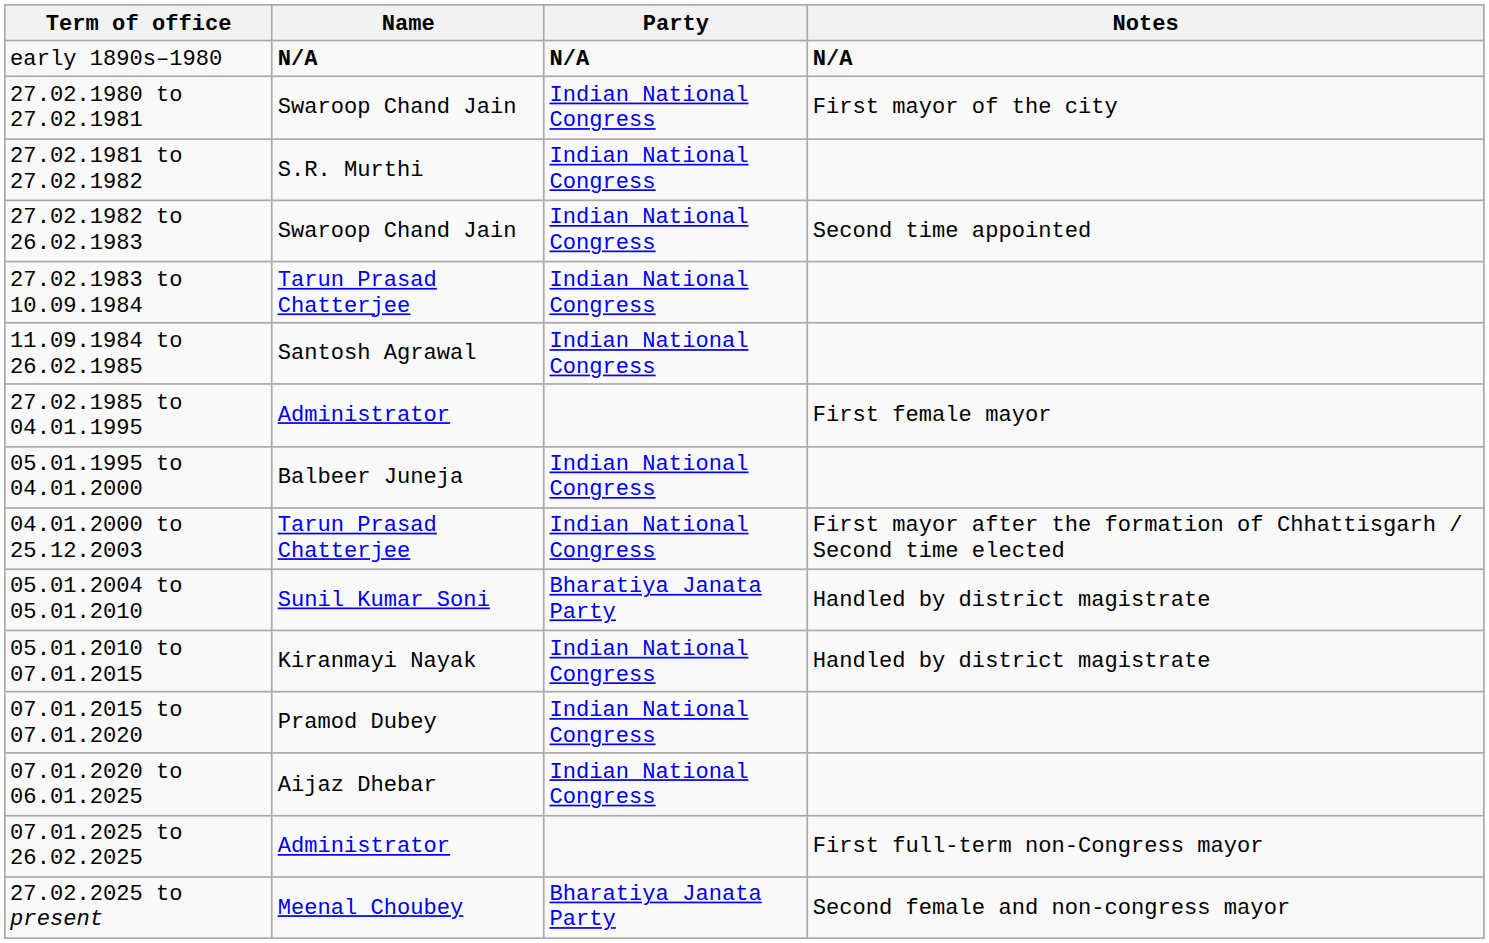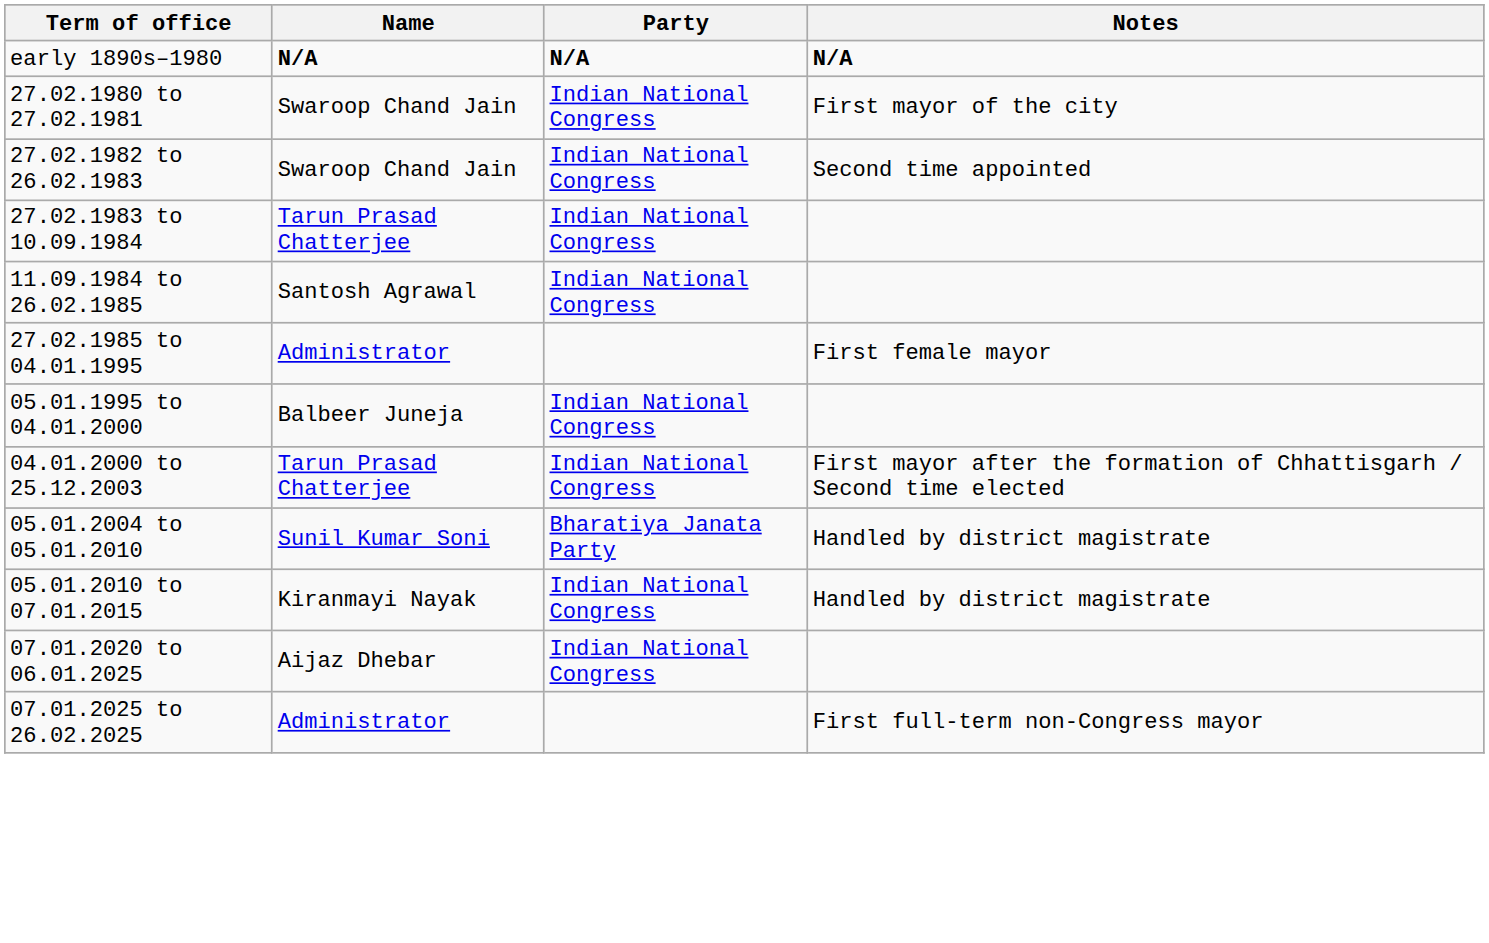- row: (96, 169)
- row: (96, 723)
- row: (96, 907)
